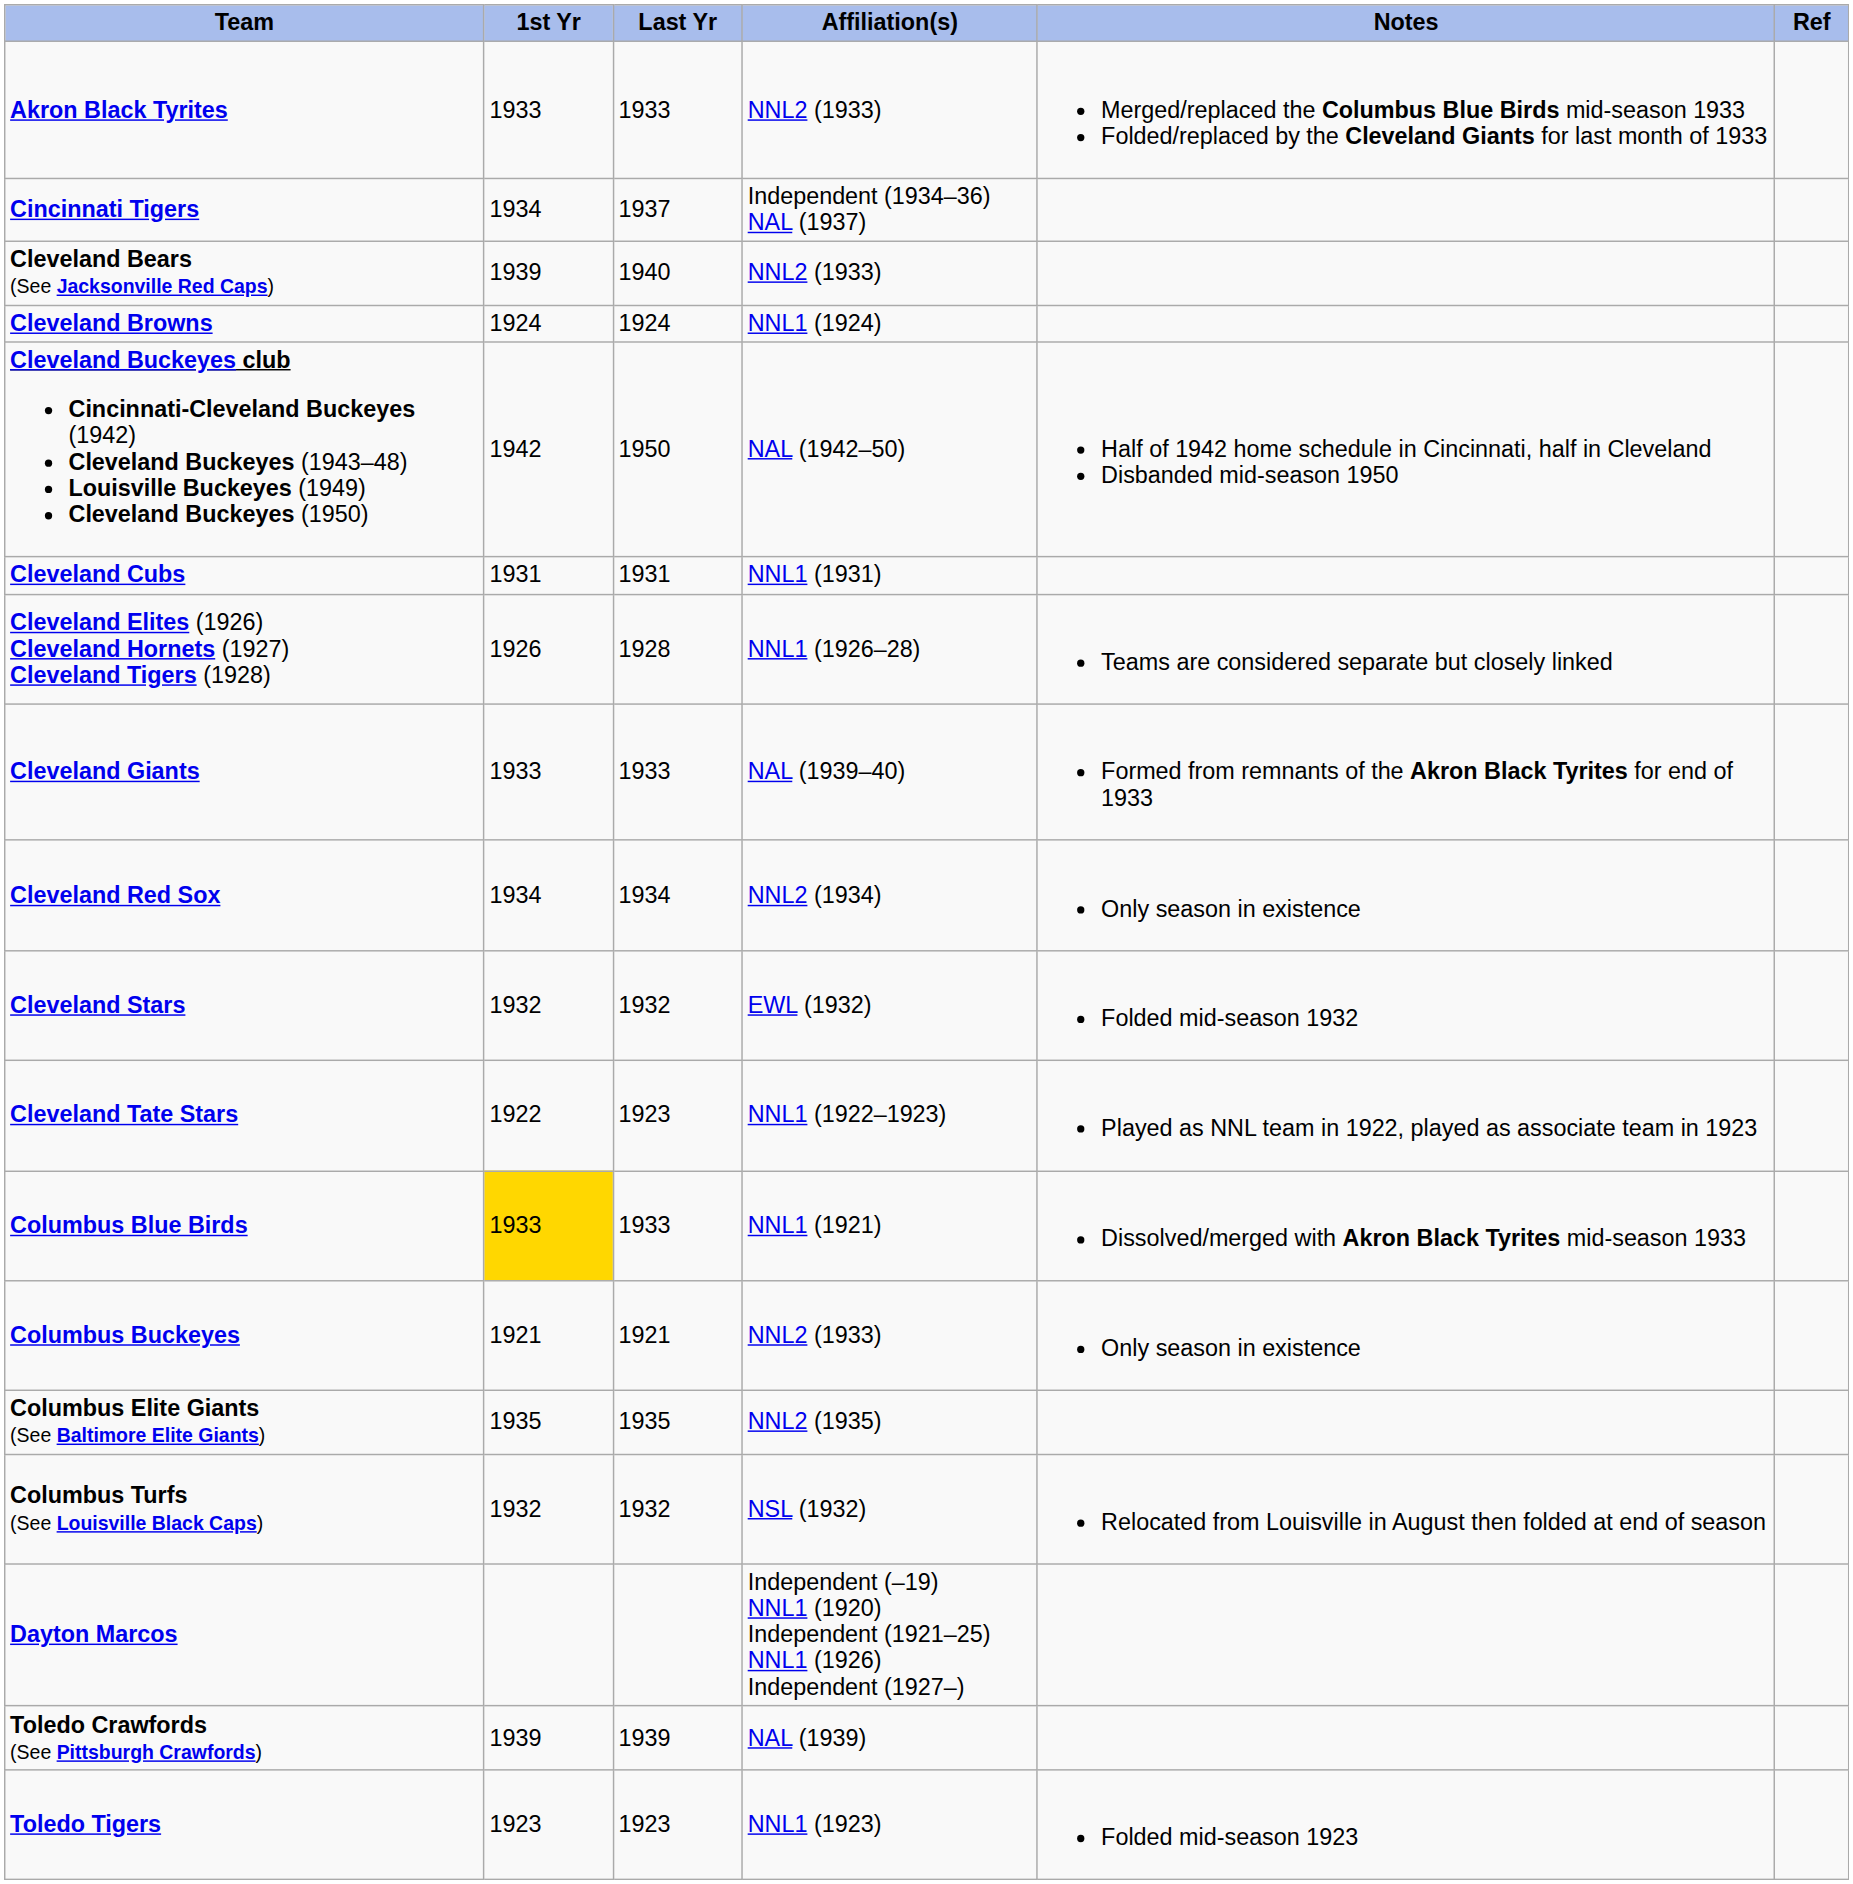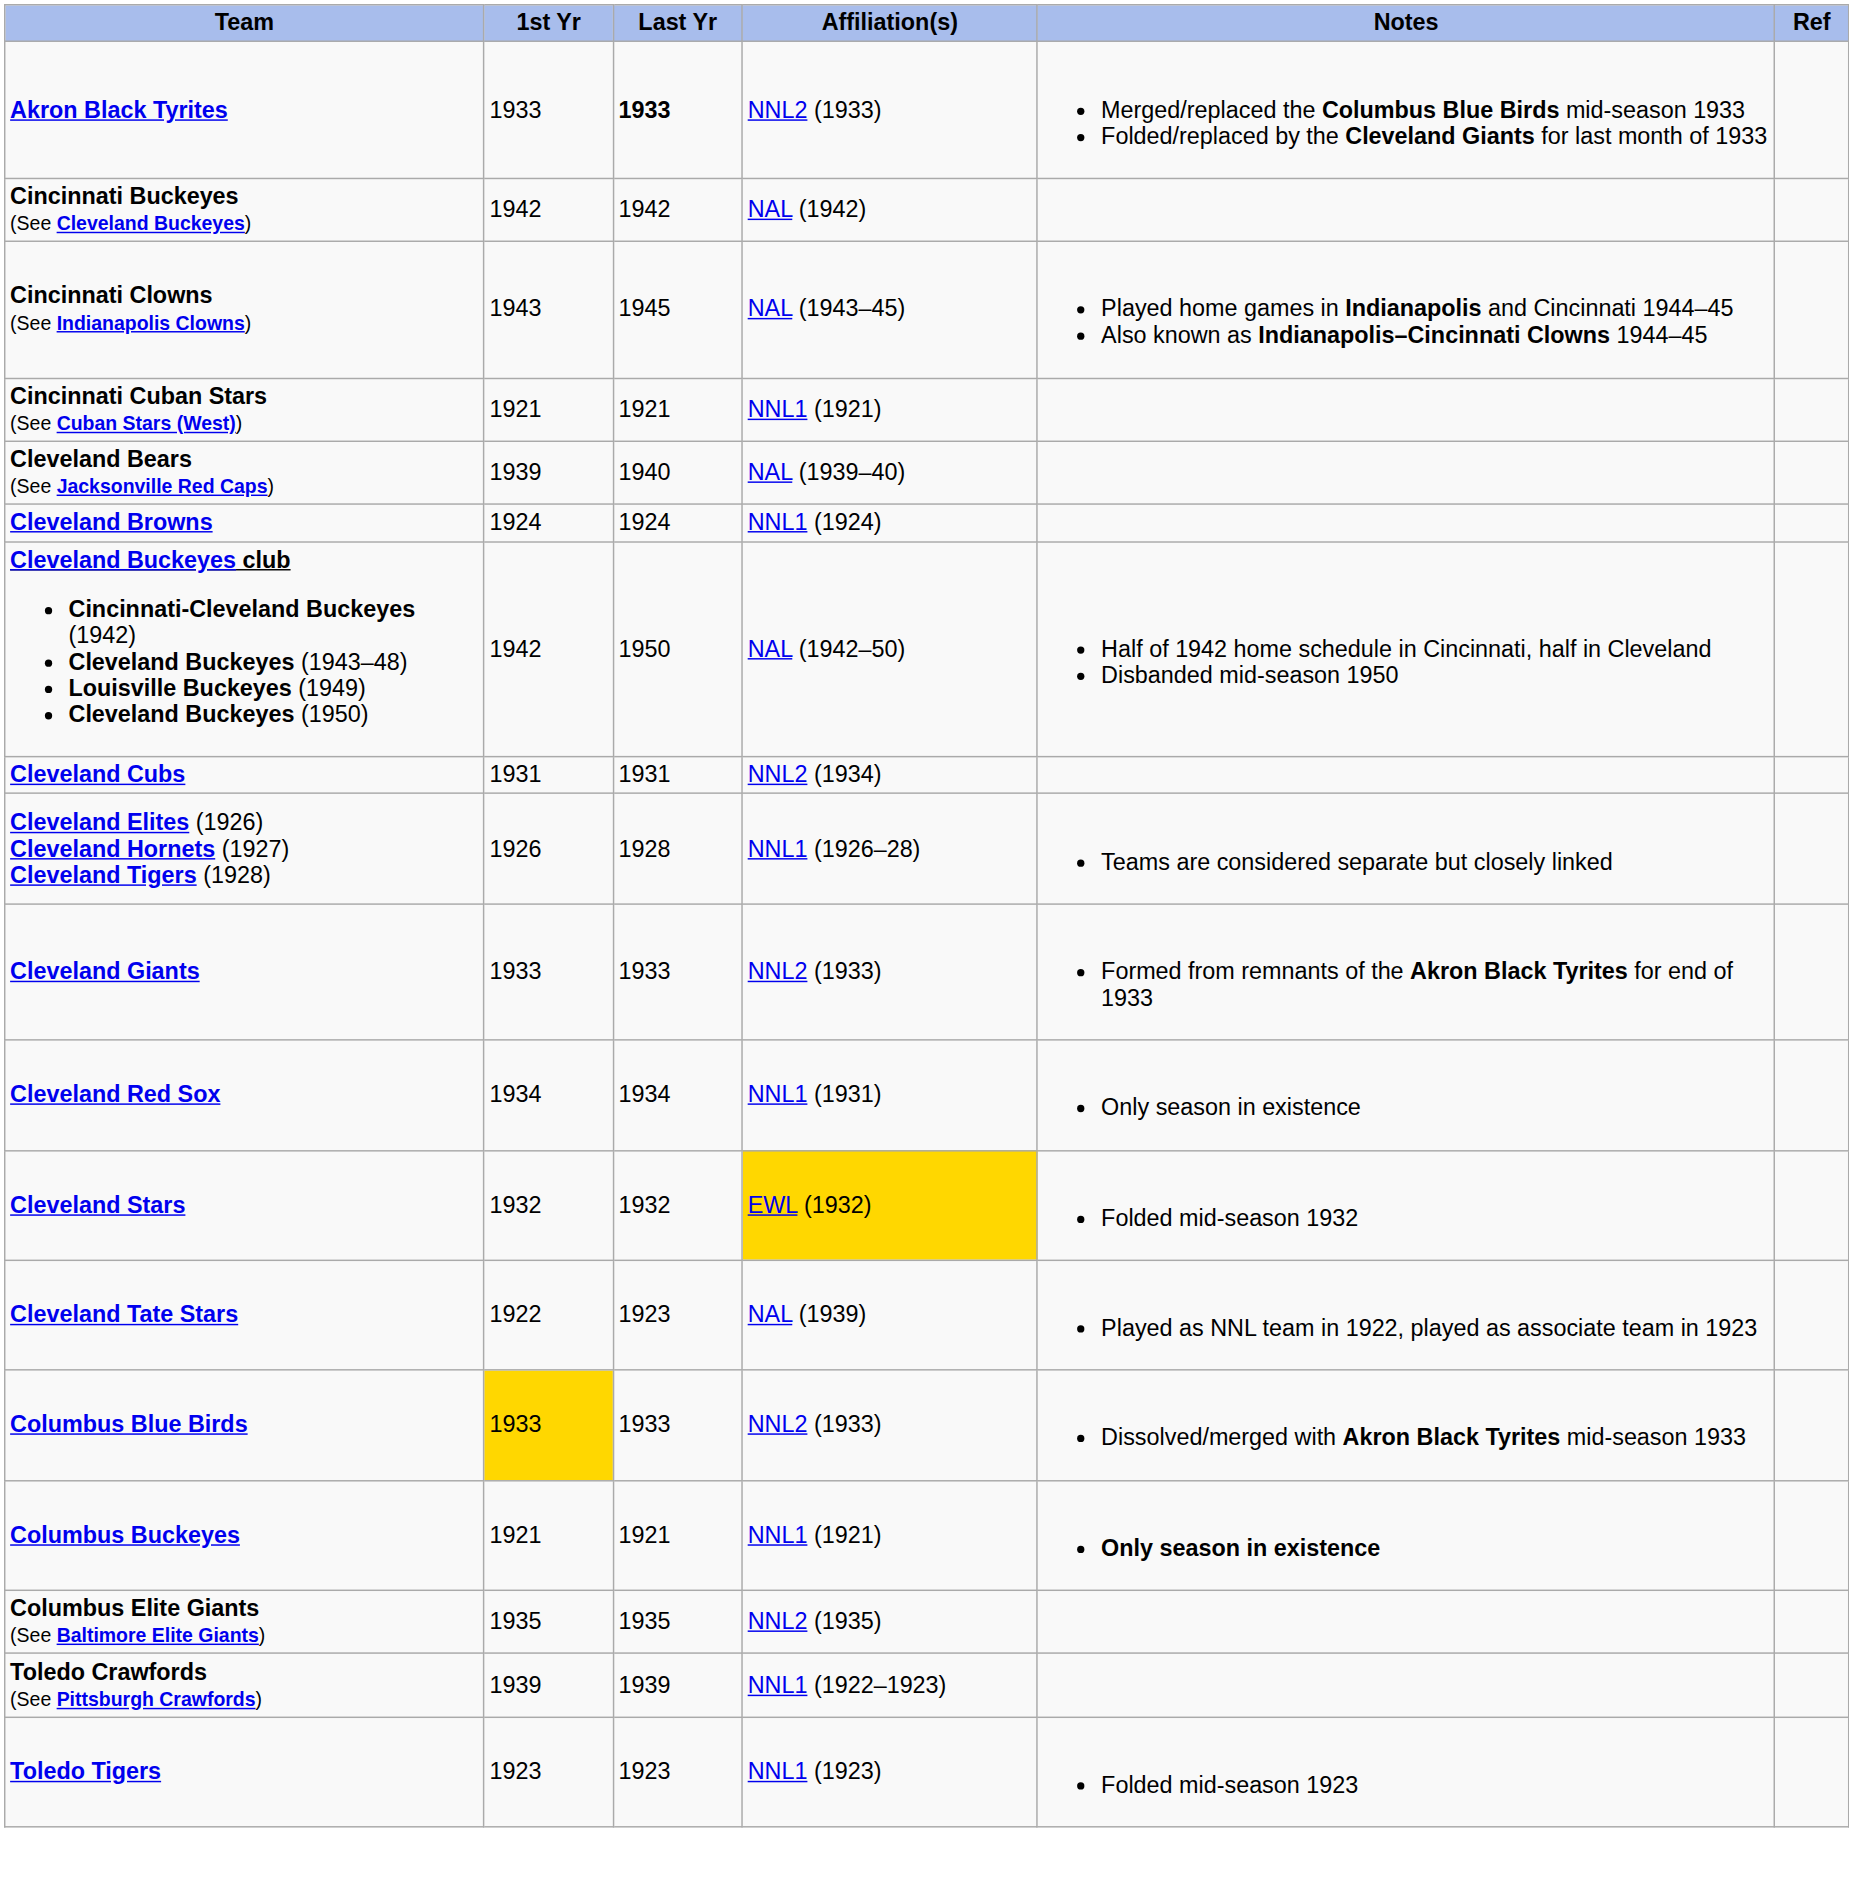(645, 109) normal -> (645, 109) bold
+ row: (131, 209)
+ row: (131, 309)
+ row: (139, 409)
- row: (105, 209)
(815, 272) NNL2 (1933) -> (826, 472) NAL (1939–40)
(815, 575) NNL1 (1931) -> (815, 774) NNL2 (1934)
(826, 772) NAL (1939–40) -> (815, 971) NNL2 (1933)
(815, 895) NNL2 (1934) -> (815, 1094) NNL1 (1931)
(810, 1005) no background -> (810, 1204) gold background
(847, 1115) NNL1 (1922–1923) -> (807, 1314) NAL (1939)
(815, 1225) NNL1 (1921) -> (815, 1424) NNL2 (1933)
(815, 1335) NNL2 (1933) -> (815, 1535) NNL1 (1921)
(1406, 1349) normal -> (1406, 1548) bold
- row: (137, 1508)
- row: (94, 1634)
(807, 1737) NAL (1939) -> (847, 1685) NNL1 (1922–1923)
